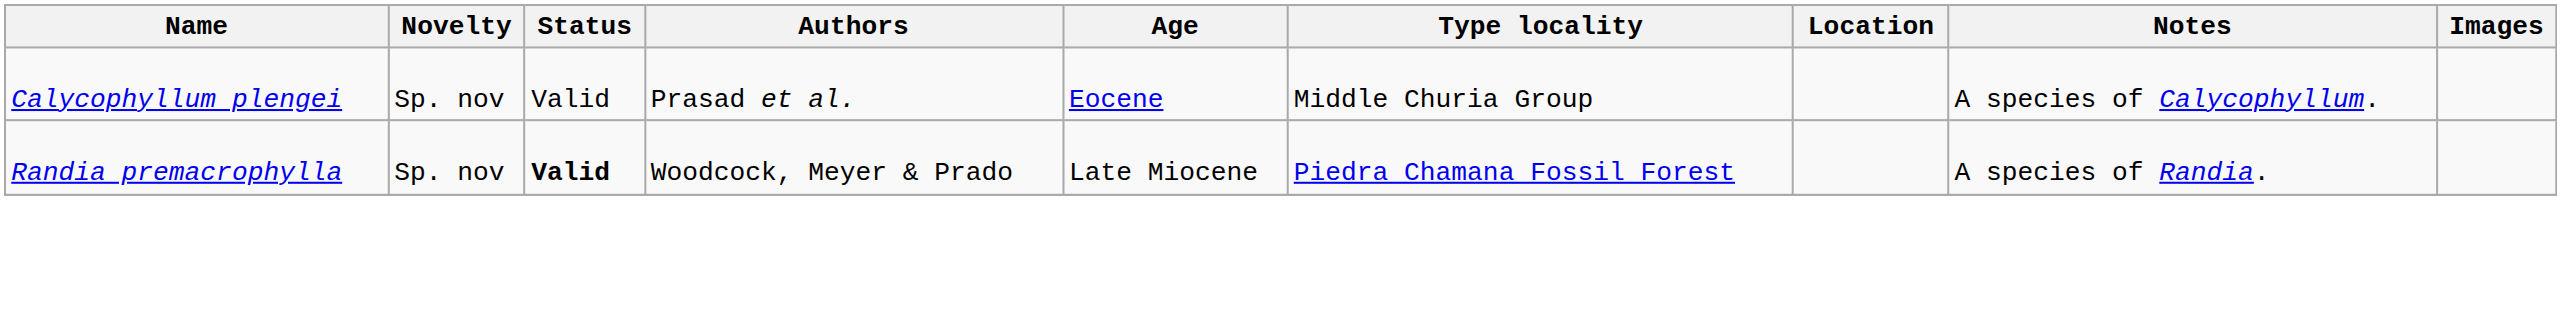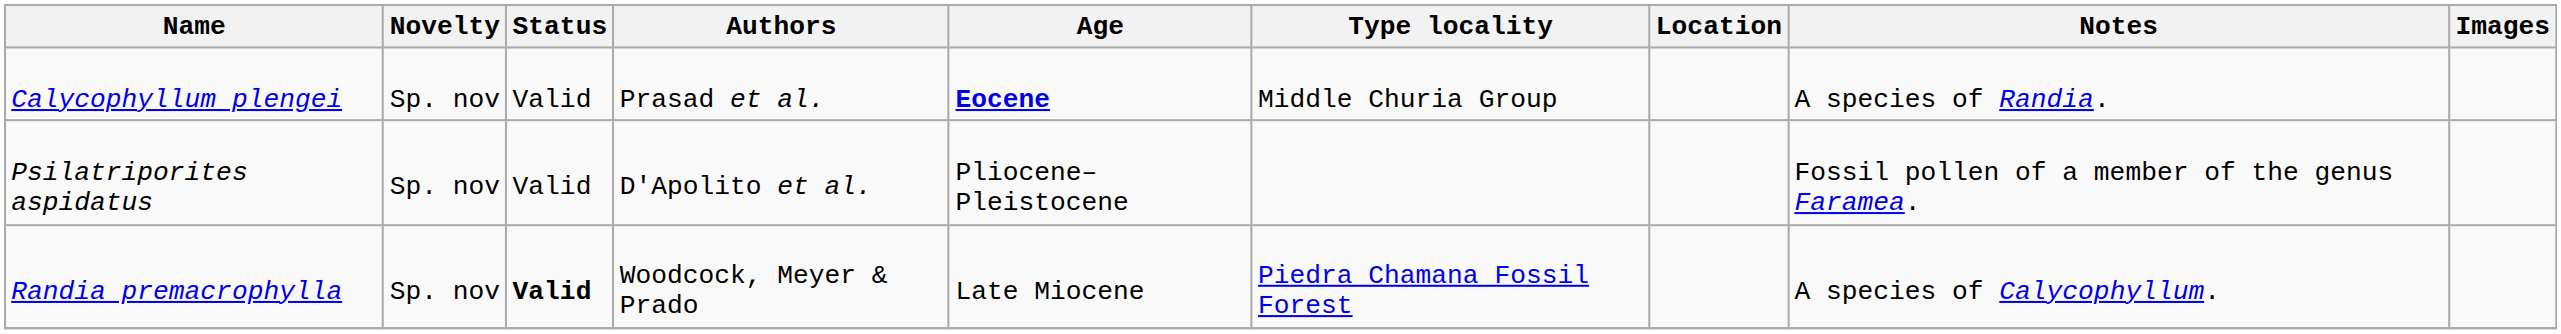(1116, 100) normal -> (1003, 100) bold
(2167, 100) A species of Calycophyllum. -> (1952, 100) A species of Randia.
+ row: (129, 188)
(2112, 173) A species of Randia. -> (2007, 291) A species of Calycophyllum.
